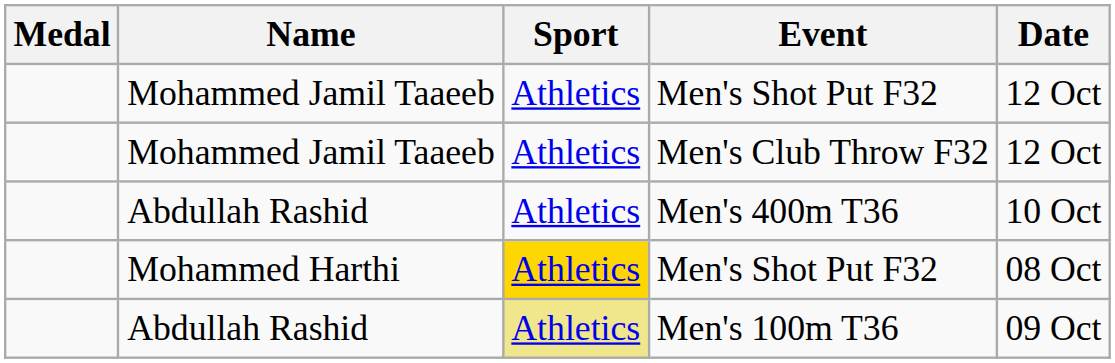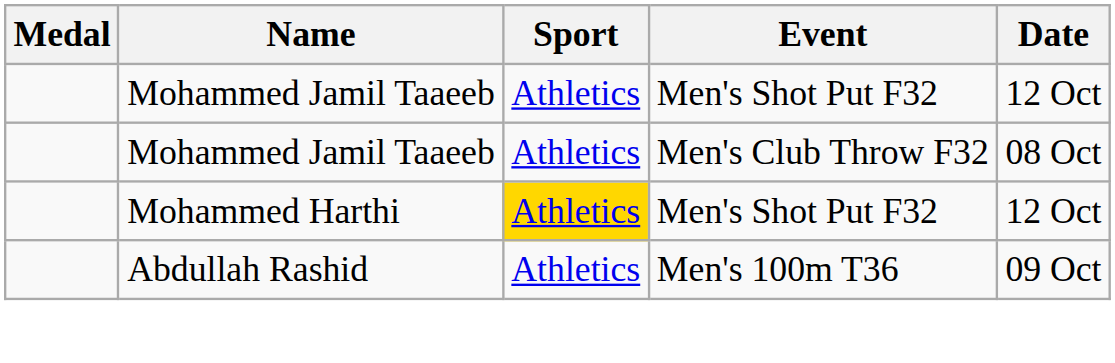(1053, 151) 12 Oct -> (1053, 151) 08 Oct
- row: (248, 210)
(1053, 269) 08 Oct -> (1053, 210) 12 Oct
(576, 328) khaki background -> (576, 269) no background
